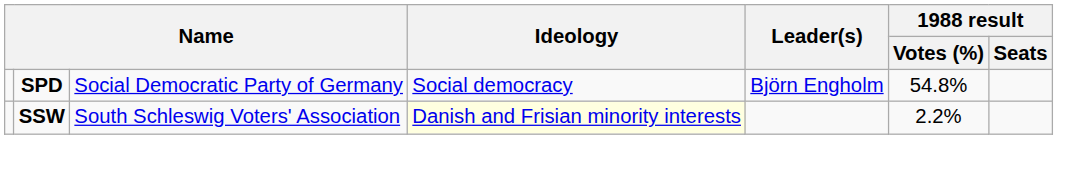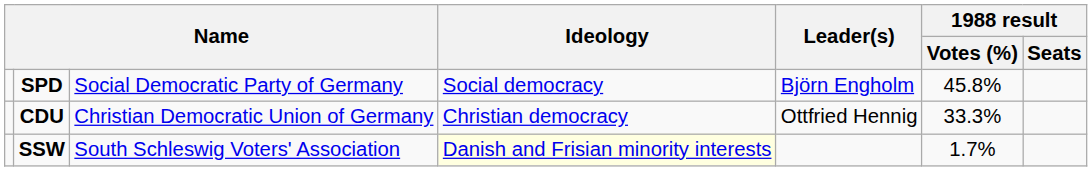(939, 85) 54.8% -> (972, 85) 45.8%
+ row: (42, 117)
(939, 117) 2.2% -> (972, 149) 1.7%
